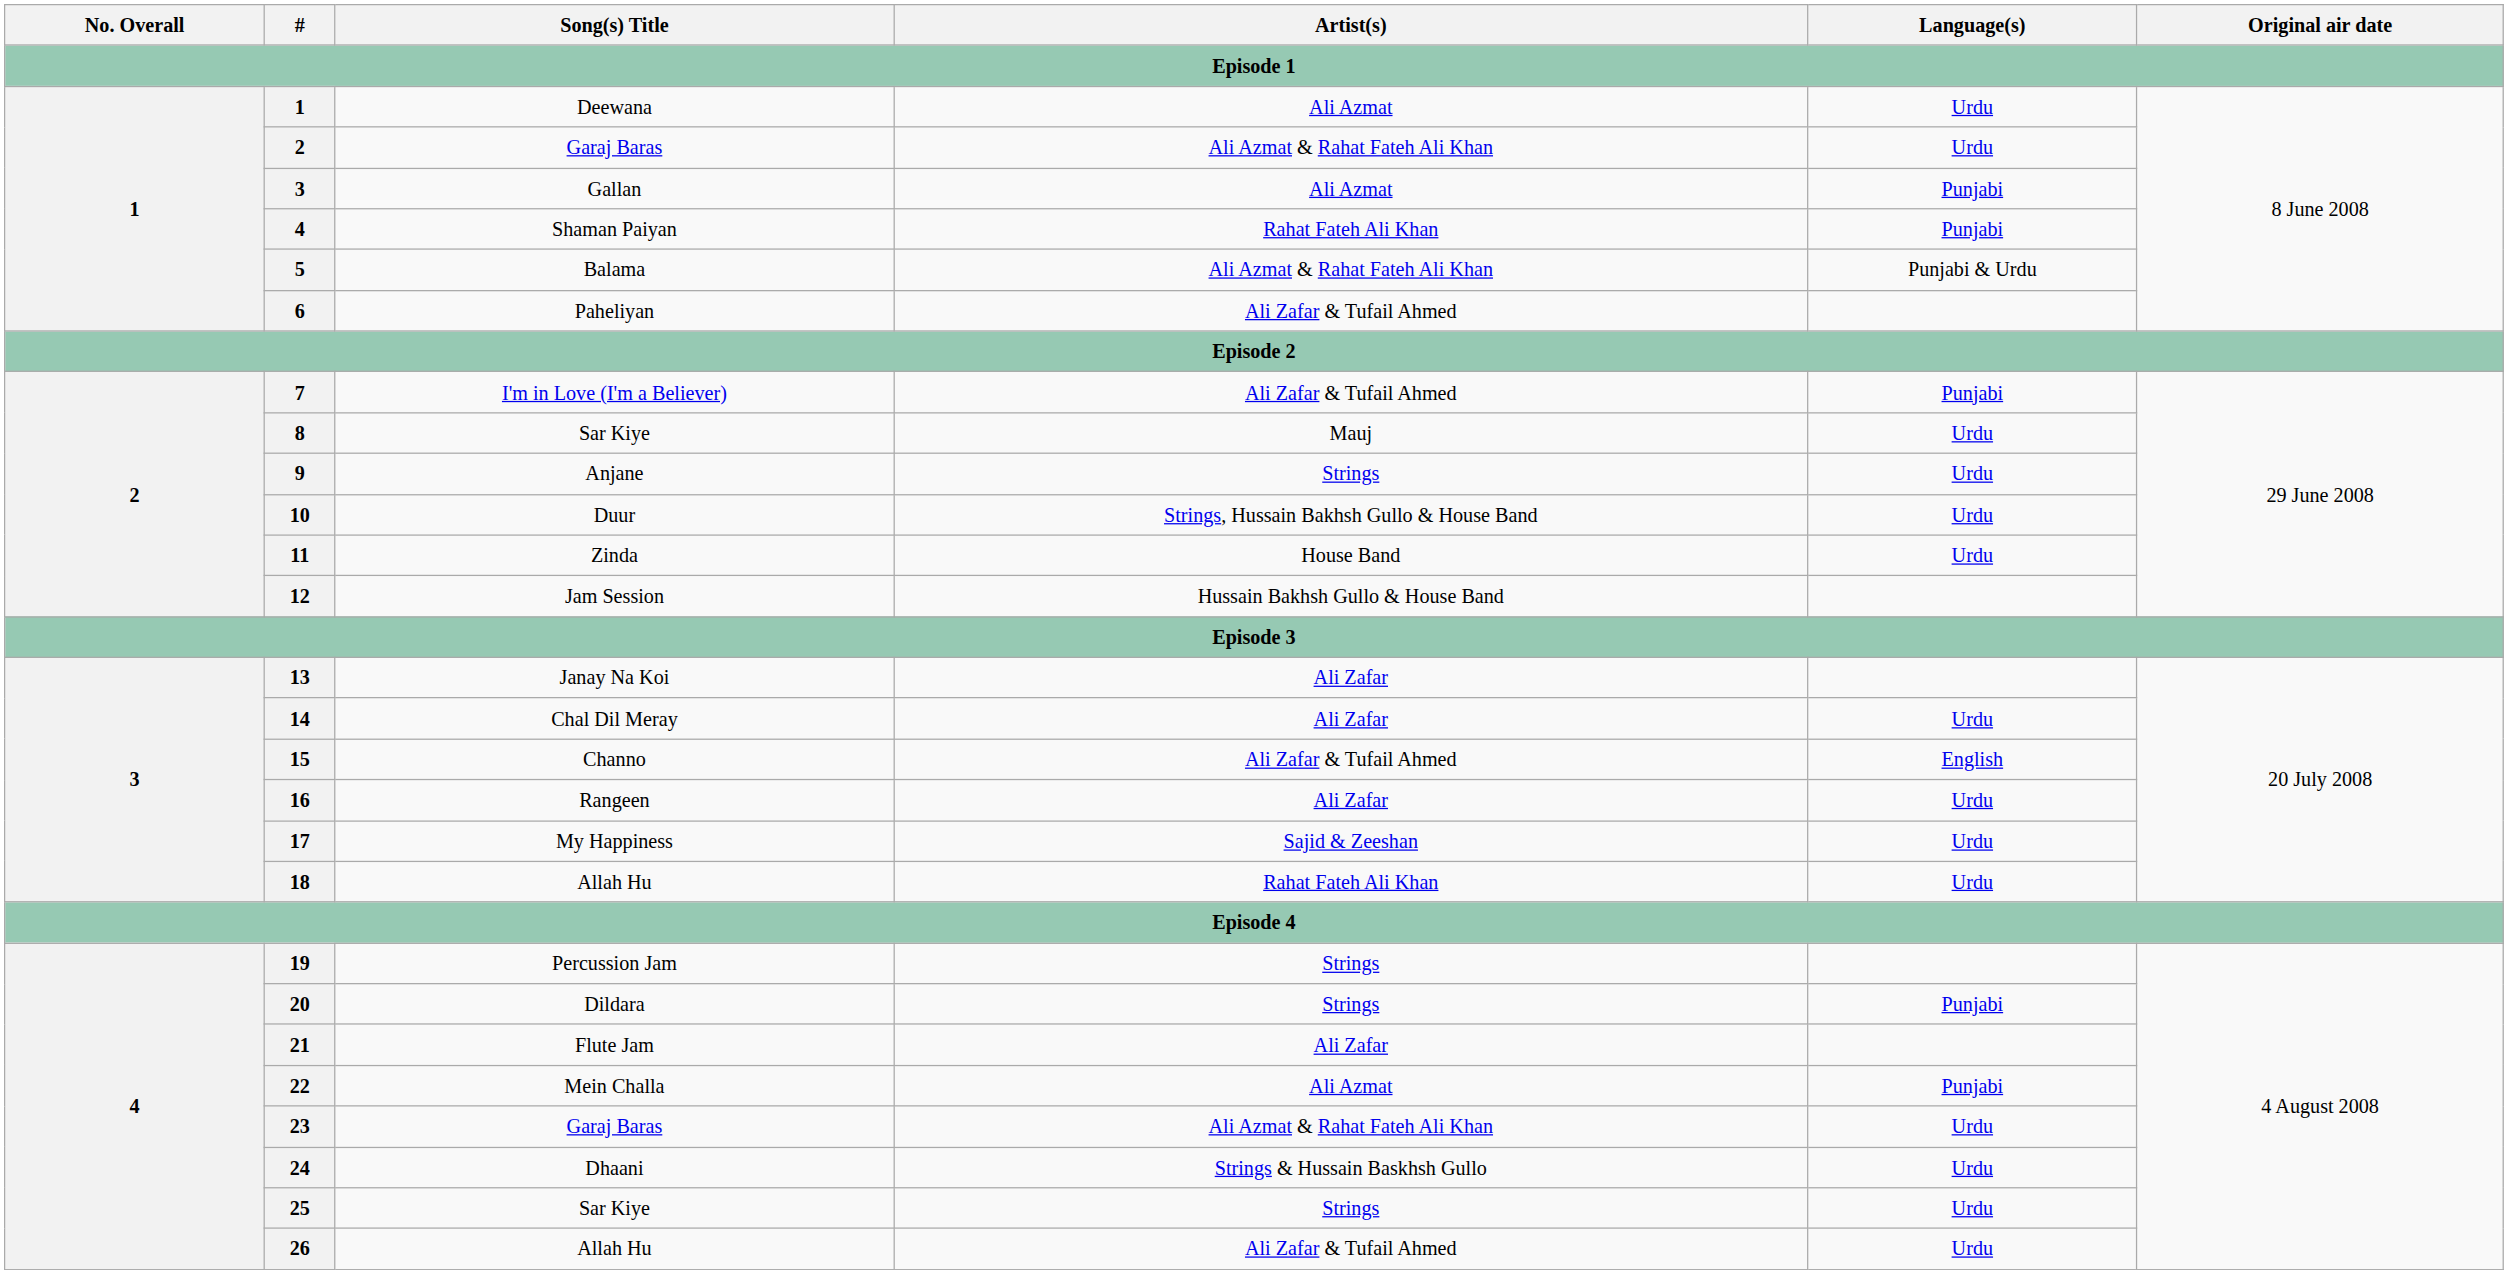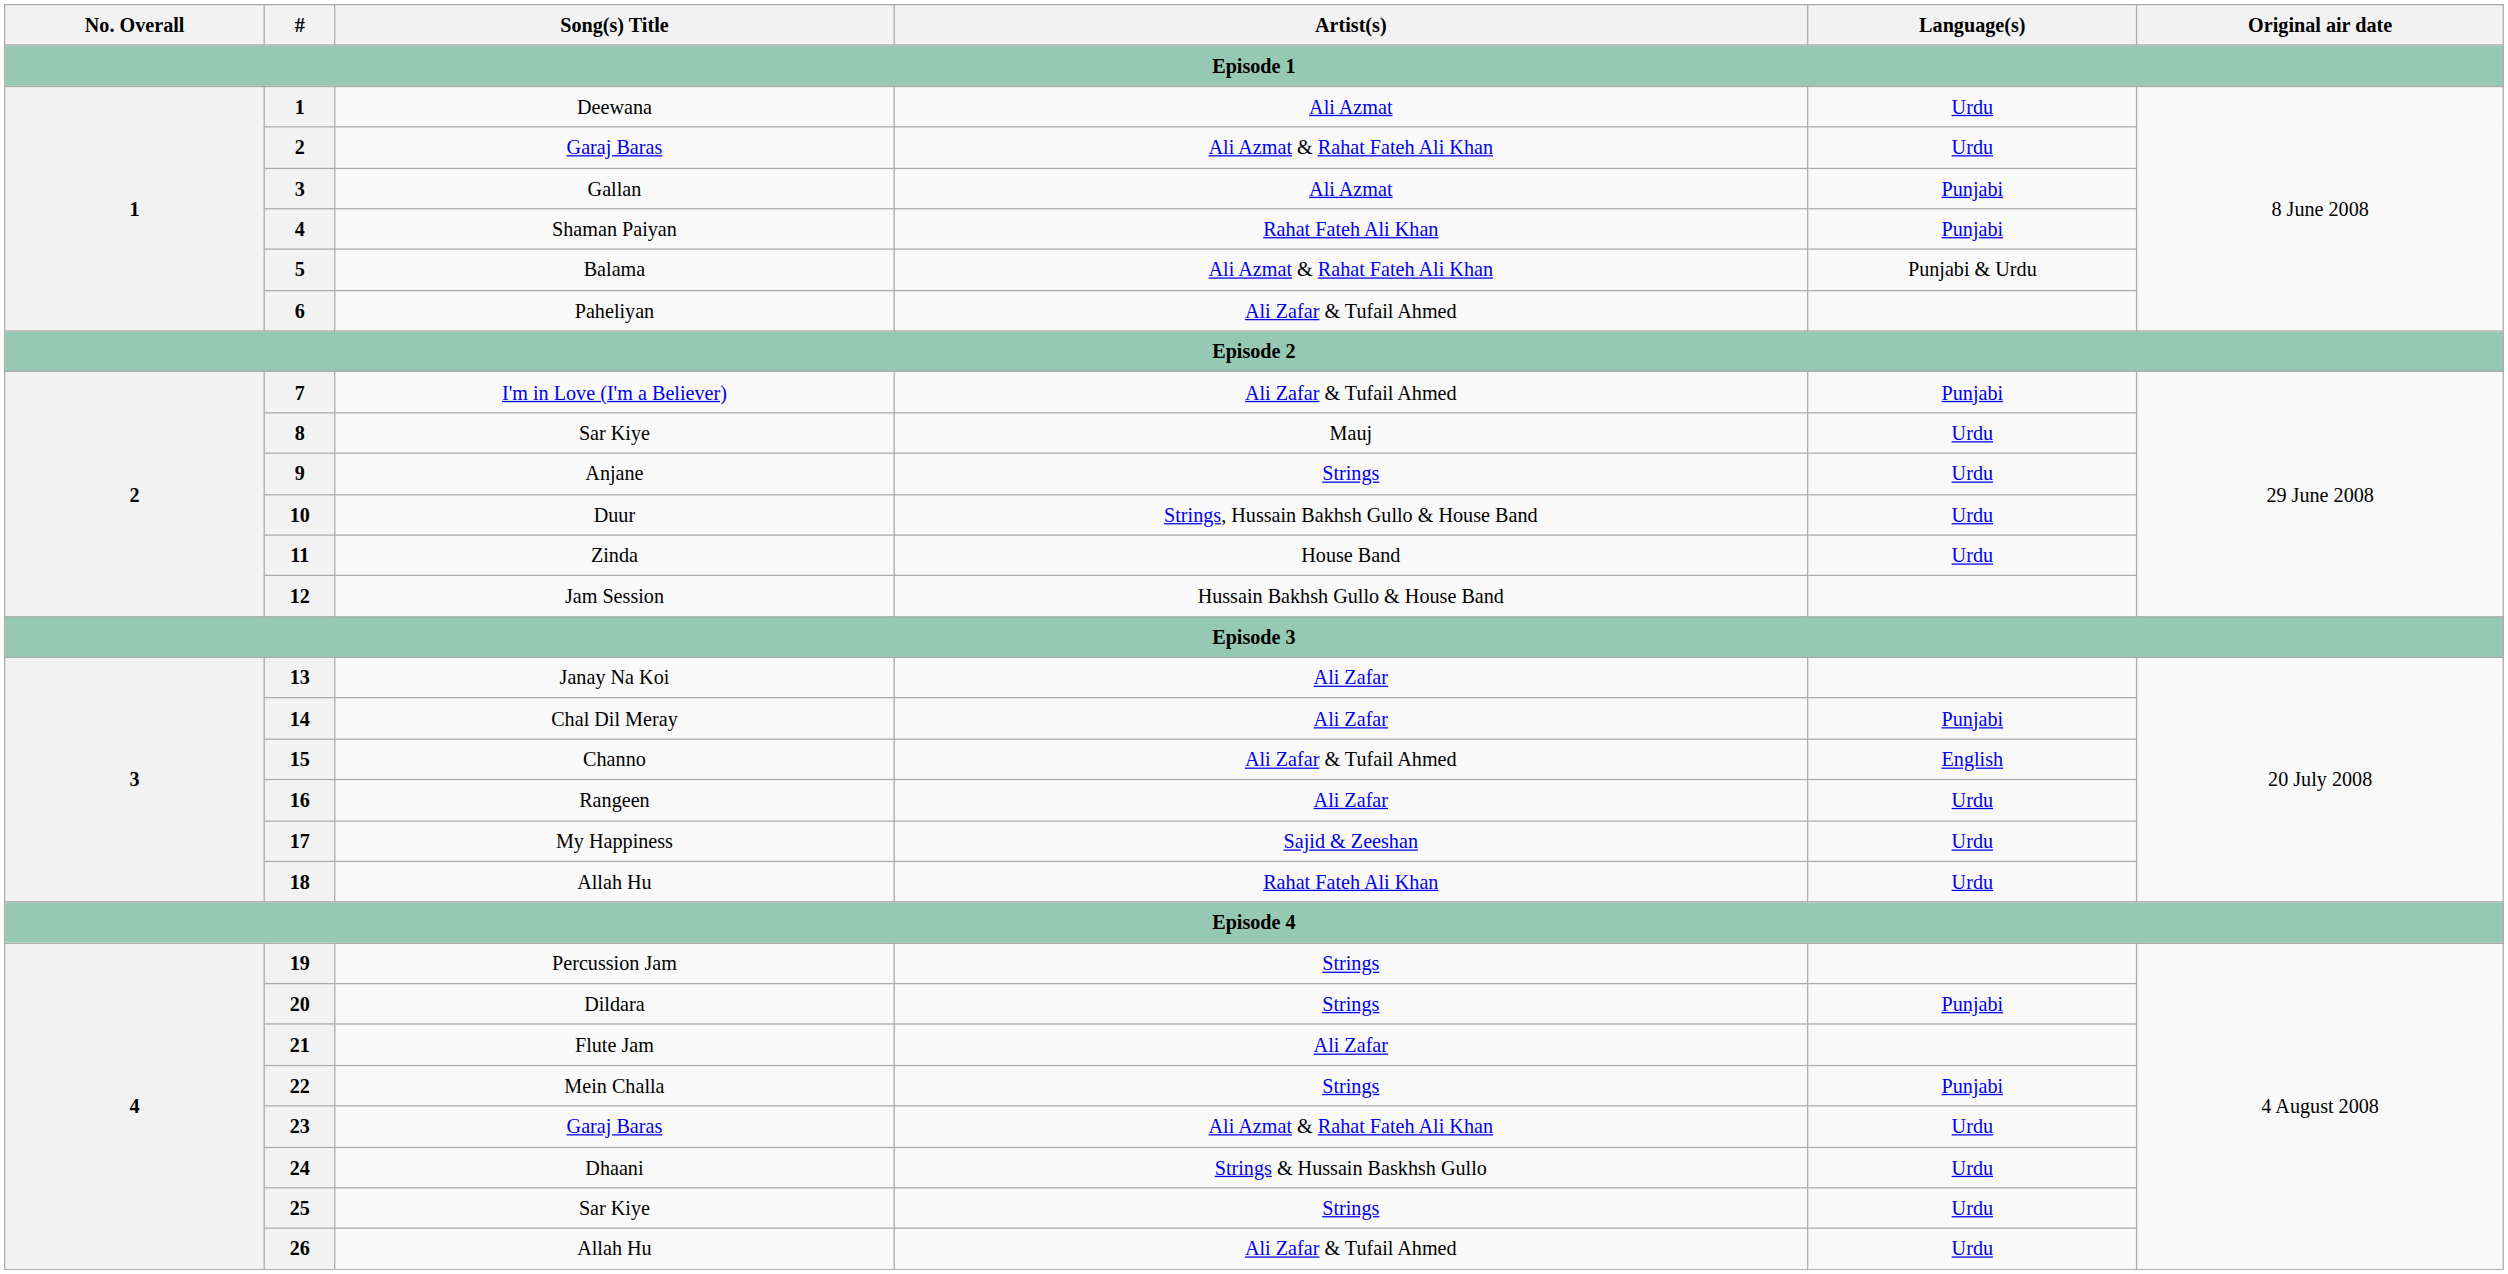(1972, 718) Urdu -> (1972, 718) Punjabi
(1351, 1086) Ali Azmat -> (1351, 1086) Strings
